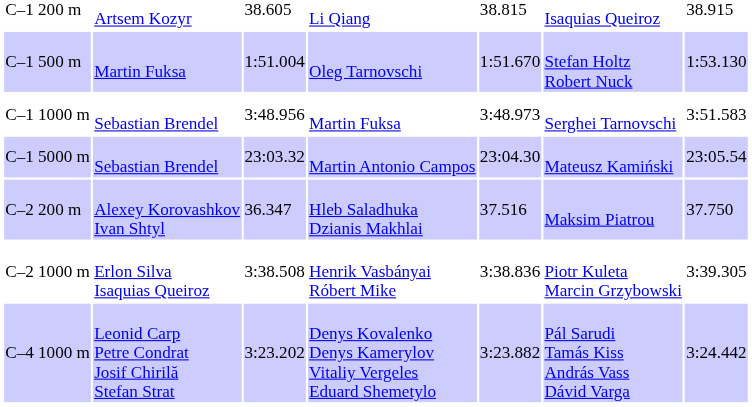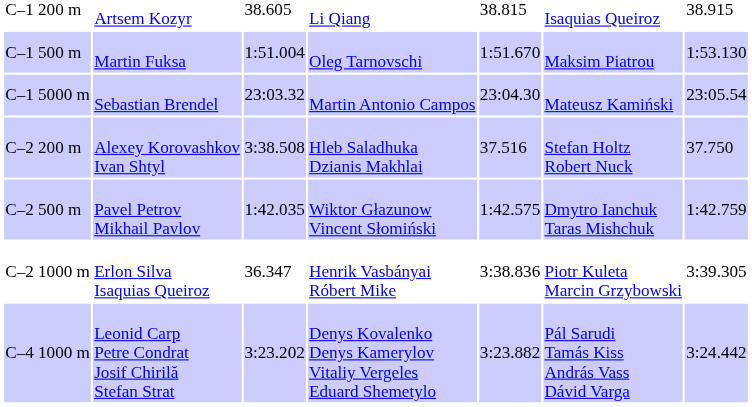(588, 71) Stefan Holtz Robert Nuck -> (599, 61) Maksim Piatrou
- row: (48, 114)
(268, 209) 36.347 -> (275, 147) 3:38.508
(599, 219) Maksim Piatrou -> (588, 157) Stefan Holtz Robert Nuck
+ row: (43, 209)
(275, 271) 3:38.508 -> (268, 271) 36.347
